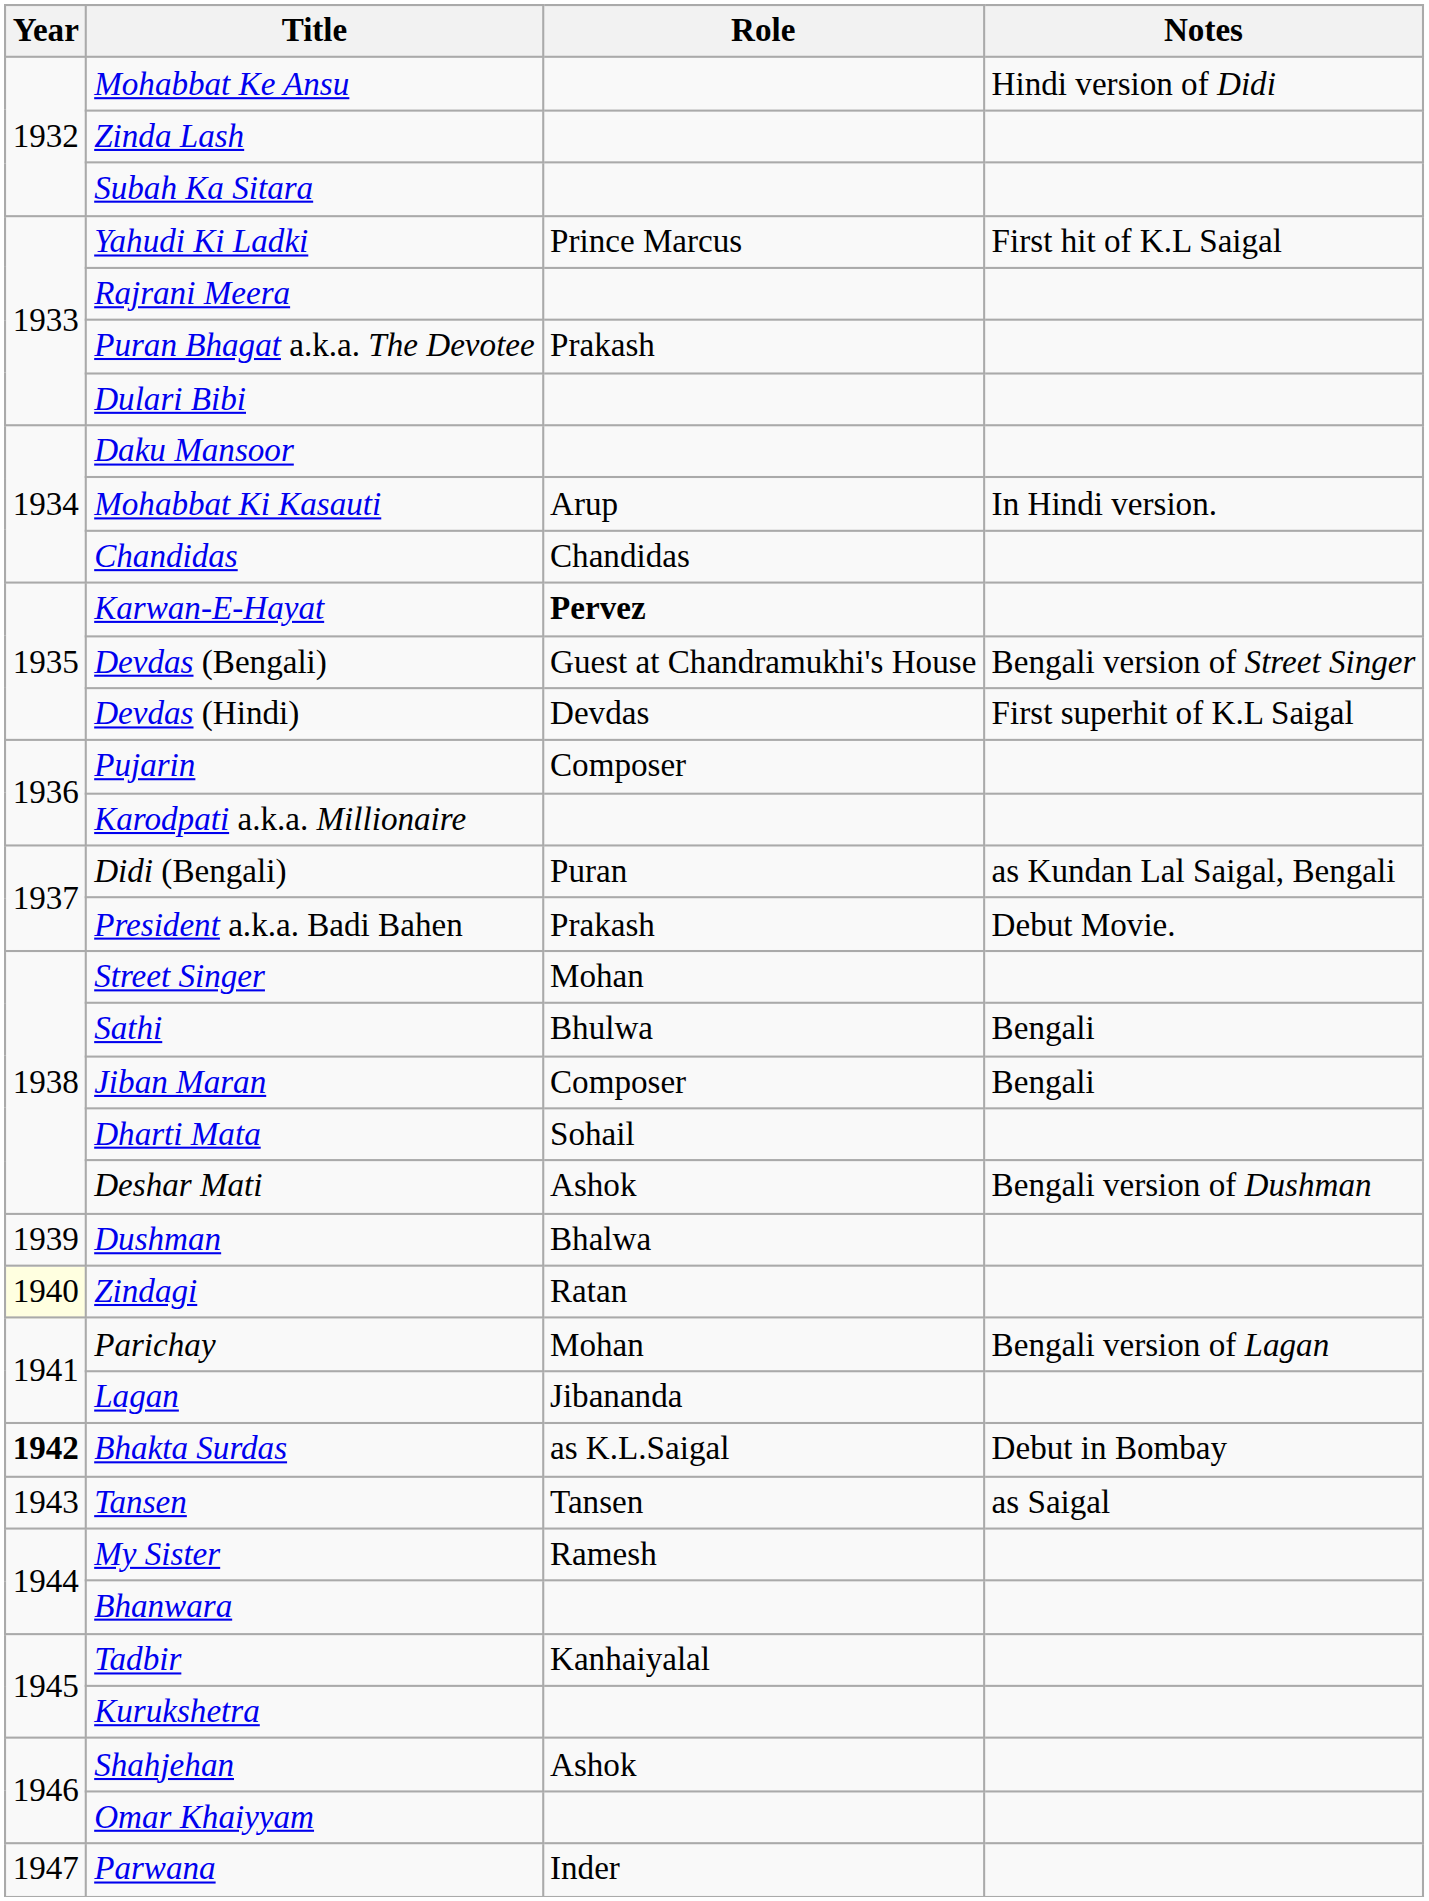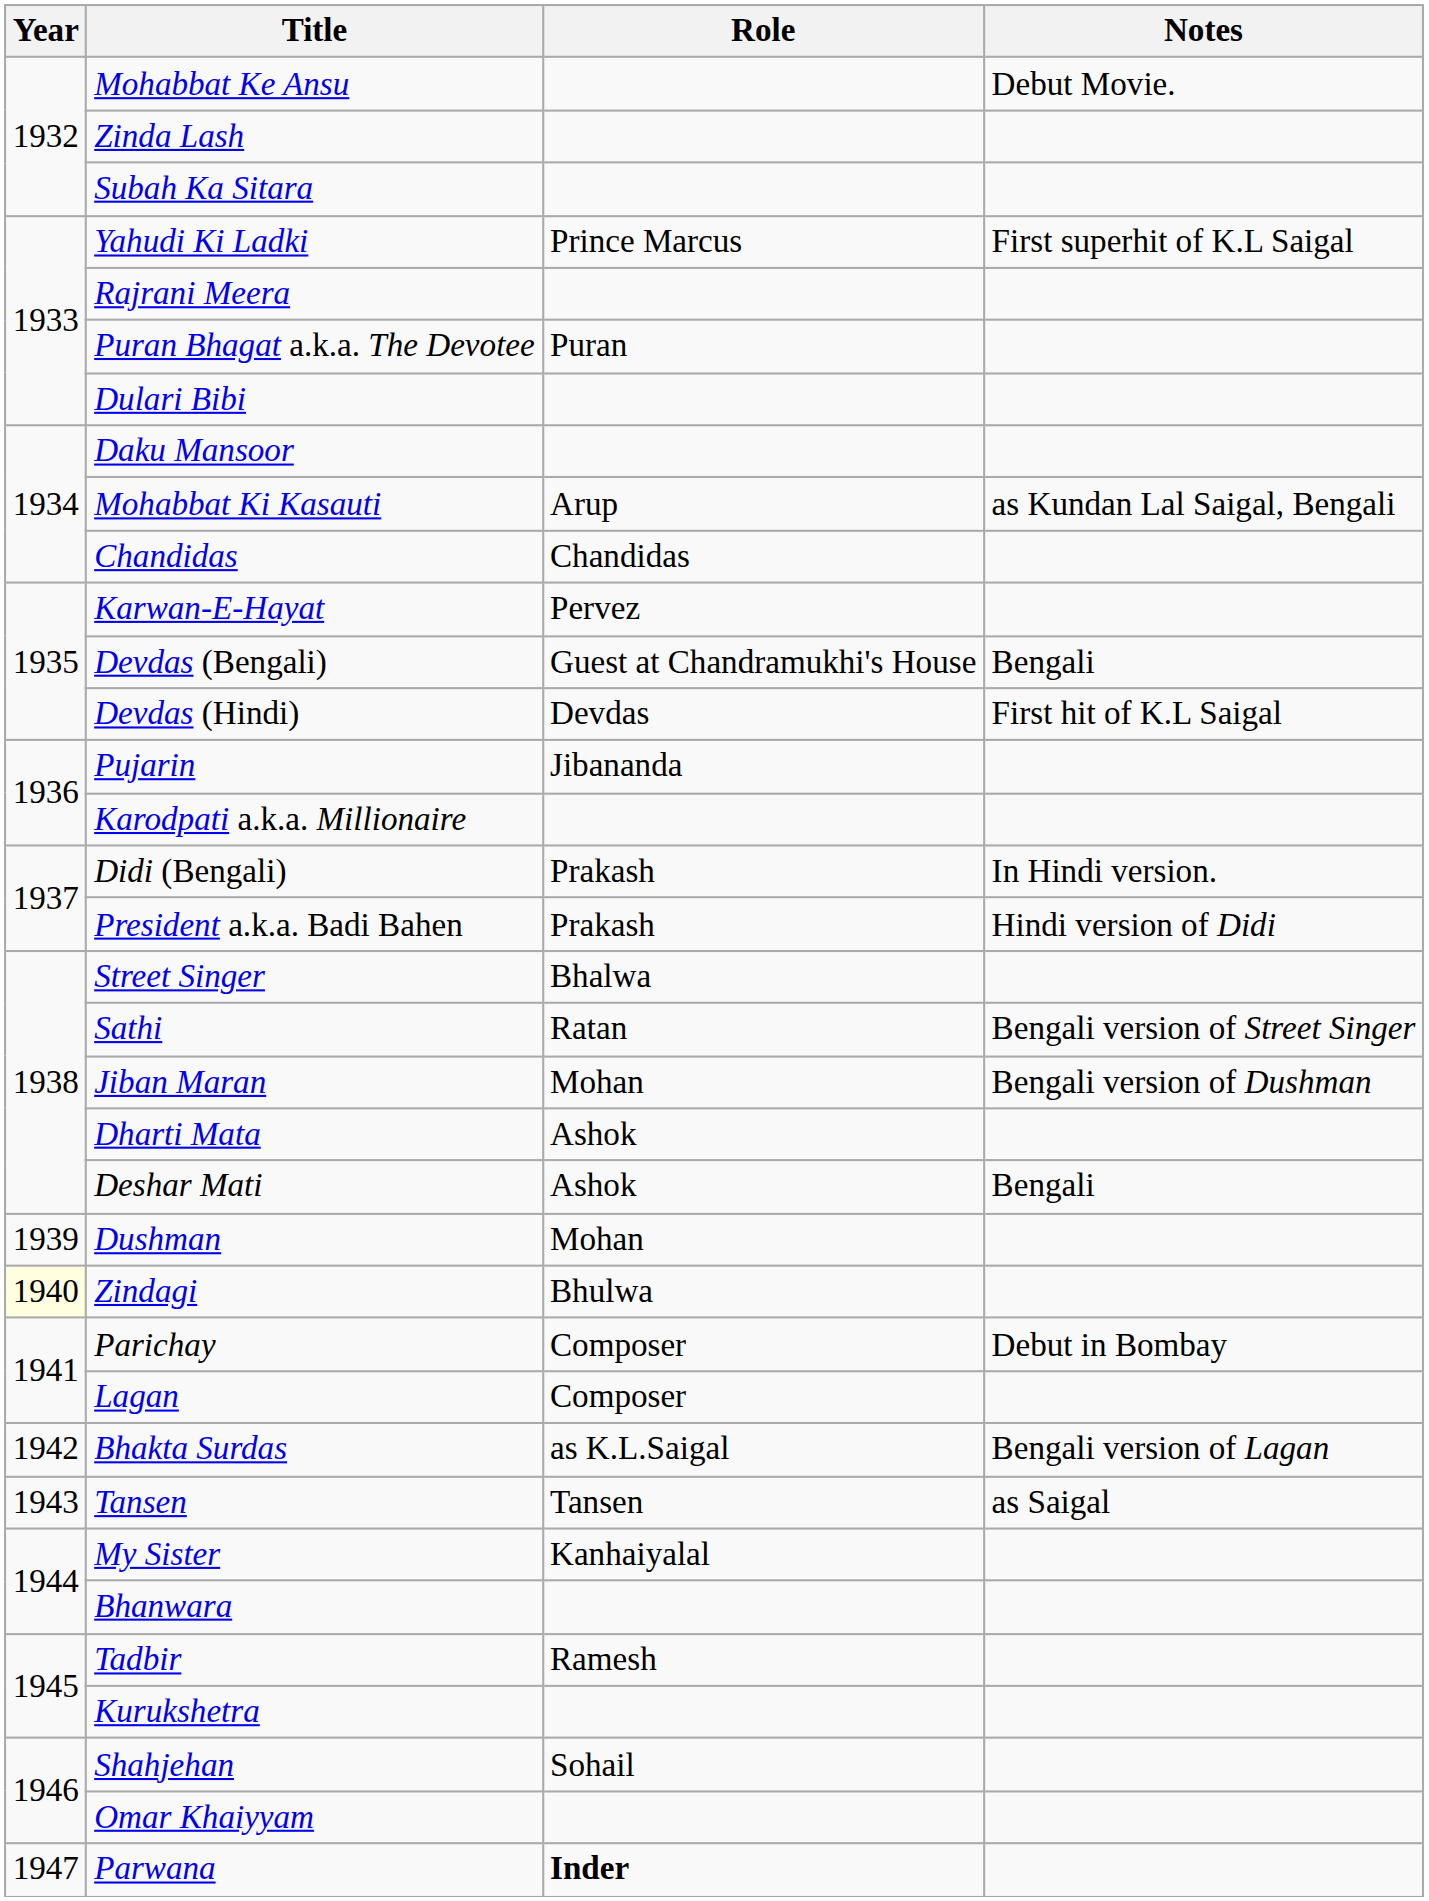(1134, 83) Hindi version of Didi -> (1084, 83) Debut Movie.
(1137, 240) First hit of K.L Saigal -> (1173, 240) First superhit of K.L Saigal
(602, 345) Prakash -> (589, 345) Puran
(1104, 503) In Hindi version. -> (1194, 503) as Kundan Lal Saigal, Bengali
(598, 608) bold -> (595, 608) normal
(1203, 661) Bengali version of Street Singer -> (1043, 661) Bengali
(1173, 713) First superhit of K.L Saigal -> (1137, 713) First hit of K.L Saigal
(618, 766) Composer -> (616, 766) Jibananda
(589, 871) Puran -> (602, 871) Prakash
(1194, 871) as Kundan Lal Saigal, Bengali -> (1104, 871) In Hindi version.
(1084, 923) Debut Movie. -> (1134, 923) Hindi version of Didi
(597, 976) Mohan -> (601, 976) Bhalwa
(602, 1028) Bhulwa -> (589, 1028) Ratan
(1043, 1028) Bengali -> (1203, 1028) Bengali version of Street Singer
(618, 1081) Composer -> (597, 1081) Mohan
(1043, 1081) Bengali -> (1182, 1081) Bengali version of Dushman
(592, 1133) Sohail -> (593, 1133) Ashok
(1182, 1186) Bengali version of Dushman -> (1043, 1186) Bengali
(601, 1238) Bhalwa -> (597, 1238) Mohan
(589, 1291) Ratan -> (602, 1291) Bhulwa
(597, 1343) Mohan -> (618, 1343) Composer
(1160, 1343) Bengali version of Lagan -> (1109, 1343) Debut in Bombay
(616, 1396) Jibananda -> (618, 1396) Composer
(46, 1448) bold -> (46, 1448) normal
(1109, 1448) Debut in Bombay -> (1160, 1448) Bengali version of Lagan
(603, 1554) Ramesh -> (630, 1554) Kanhaiyalal
(630, 1659) Kanhaiyalal -> (603, 1659) Ramesh
(593, 1764) Ashok -> (592, 1764) Sohail
(585, 1869) normal -> (590, 1869) bold
